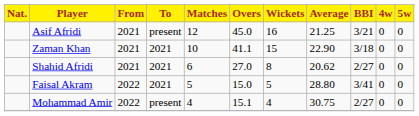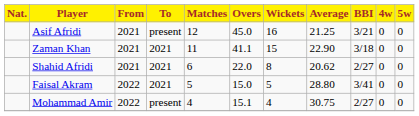(192, 48) 10 -> (192, 48) 11
(242, 66) 27.0 -> (242, 66) 22.0
